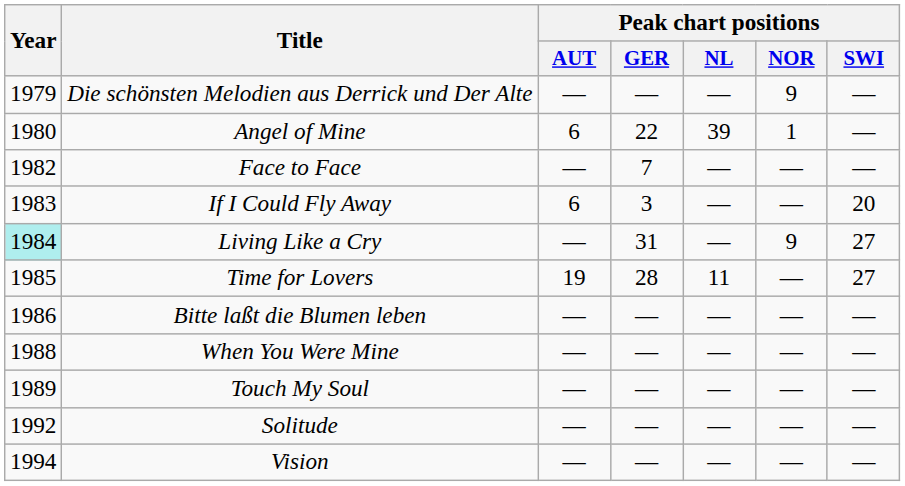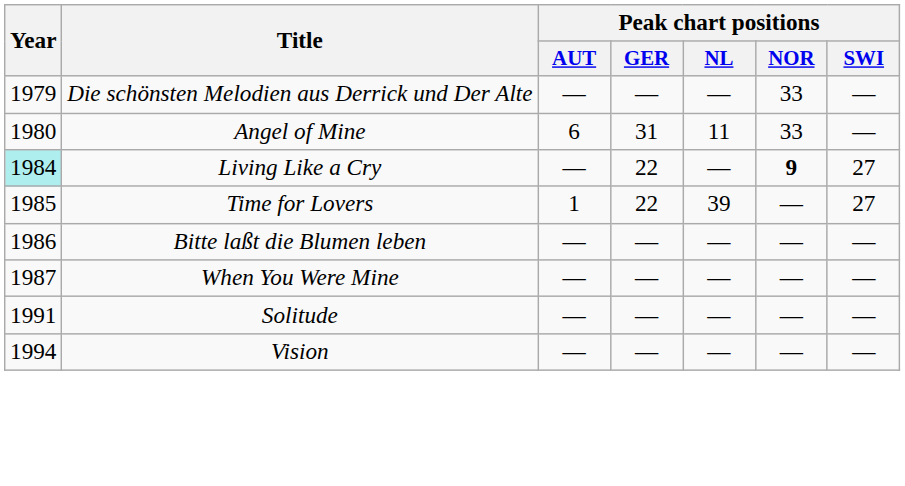(791, 94) 9 -> (791, 94) 33
(647, 130) 22 -> (647, 130) 31
(719, 130) 39 -> (719, 130) 11
(791, 130) 1 -> (791, 130) 33
- row: (300, 167)
- row: (300, 204)
(647, 241) 31 -> (647, 167) 22
(791, 241) normal -> (791, 167) bold
(574, 278) 19 -> (574, 204) 1
(647, 278) 28 -> (647, 204) 22
(719, 278) 11 -> (719, 204) 39
(33, 351) 1988 -> (33, 278) 1987
- row: (300, 388)
(33, 425) 1992 -> (33, 314) 1991
